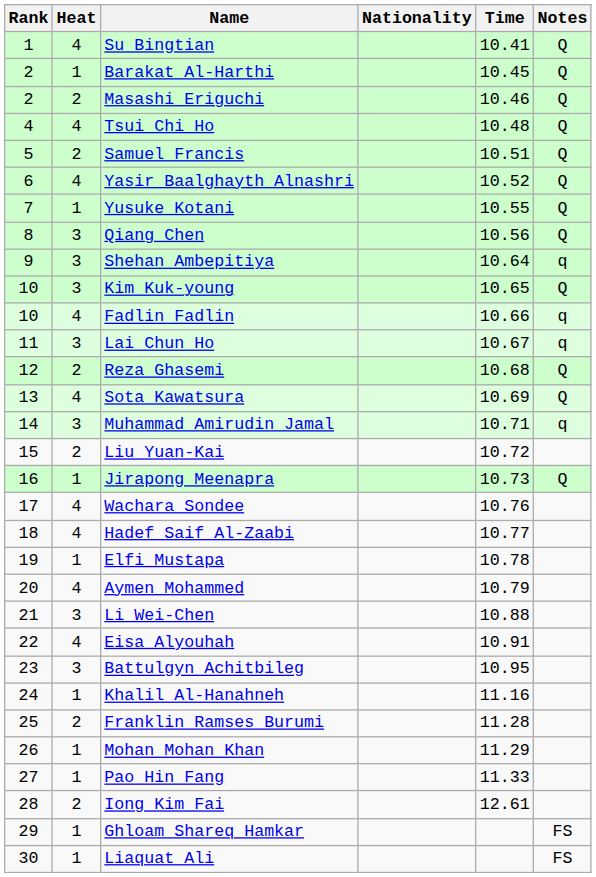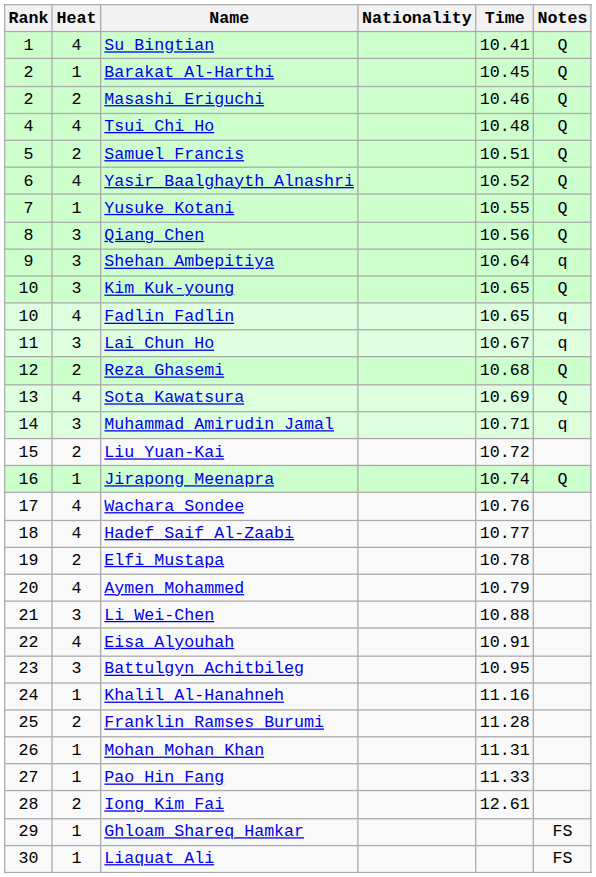(505, 317) 10.66 -> (505, 317) 10.65
(505, 479) 10.73 -> (505, 479) 10.74
(76, 561) 1 -> (76, 561) 2
(505, 750) 11.29 -> (505, 750) 11.31
